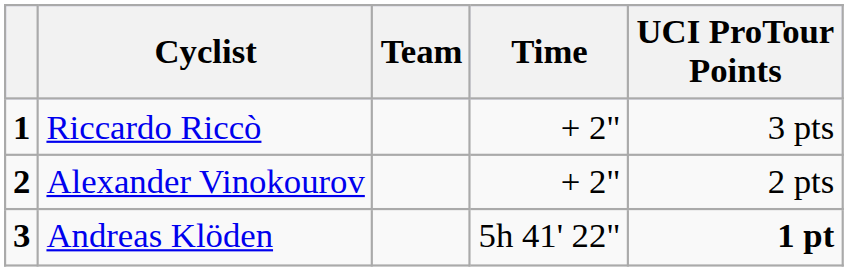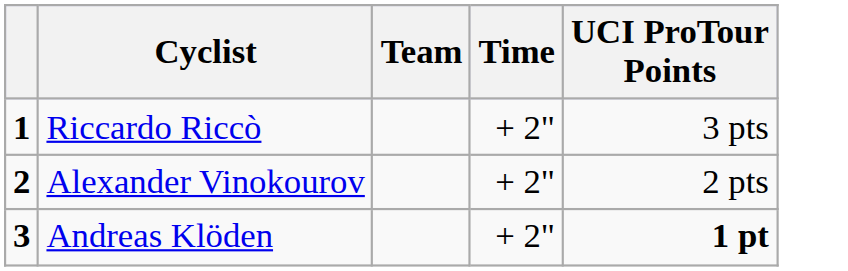(550, 236) 5h 41' 22" -> (525, 236) + 2"
